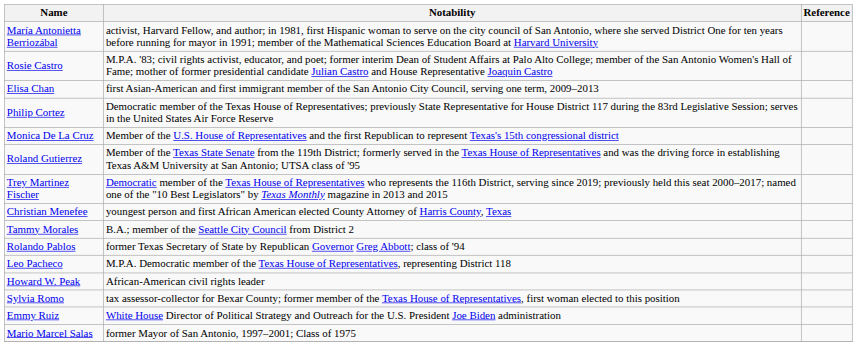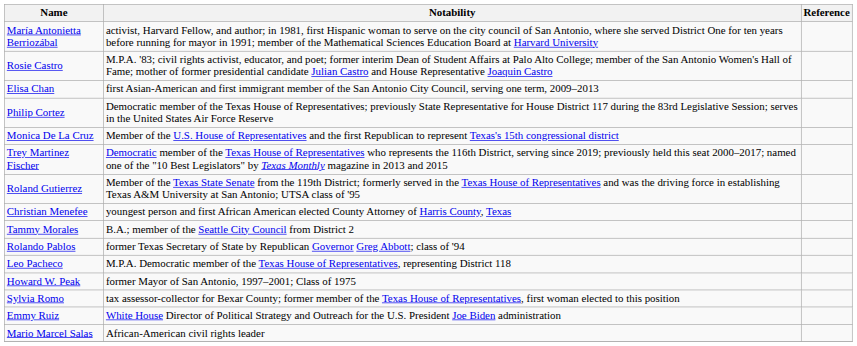rows swapped: (38, 188) <-> (44, 159)
(185, 281) African-American civil rights leader -> (231, 281) former Mayor of San Antonio, 1997–2001; Class of 1975
(231, 333) former Mayor of San Antonio, 1997–2001; Class of 1975 -> (185, 333) African-American civil rights leader
